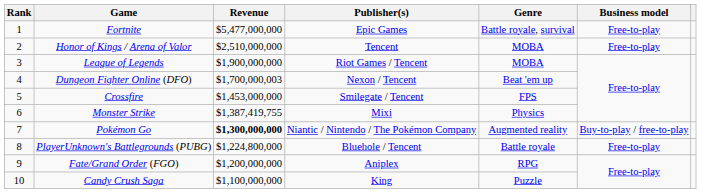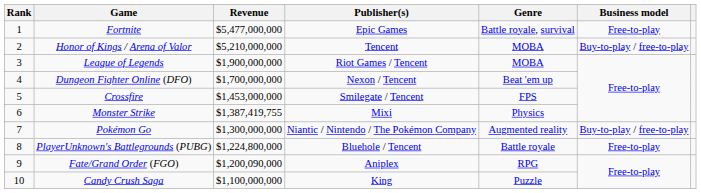(249, 46) $2,510,000,000 -> (249, 46) $5,210,000,000
(634, 46) Free-to-play -> (634, 46) Buy-to-play / free-to-play
(249, 79) $1,700,000,003 -> (249, 79) $1,700,000,000
(249, 130) bold -> (249, 130) normal
(249, 163) $1,200,000,000 -> (249, 163) $1,200,090,000
